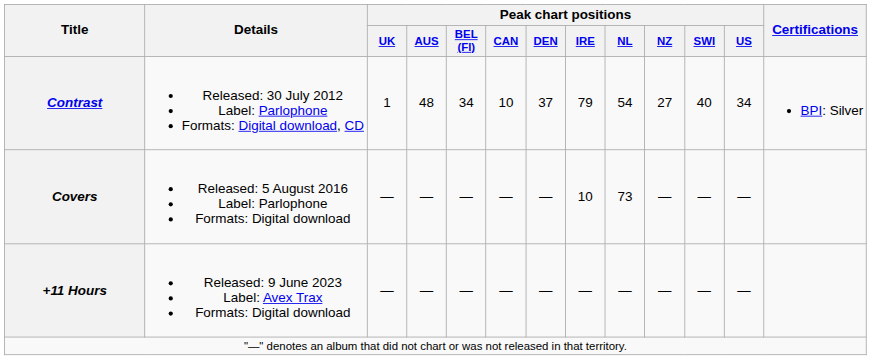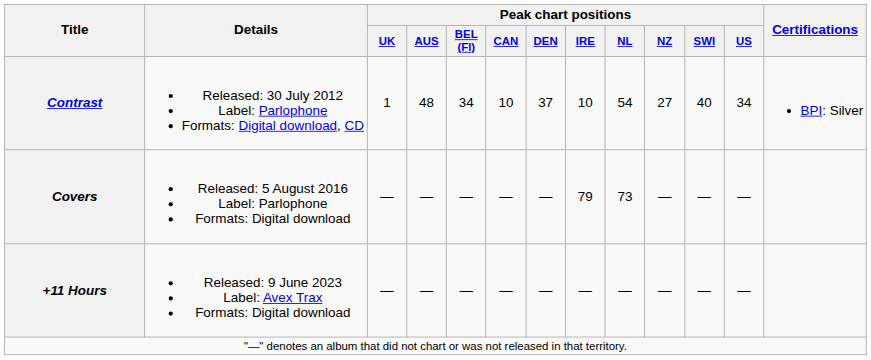(585, 103) 79 -> (585, 103) 10
(585, 196) 10 -> (585, 196) 79
